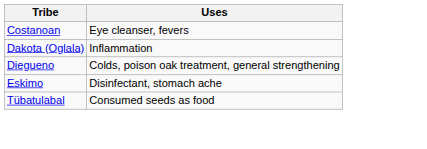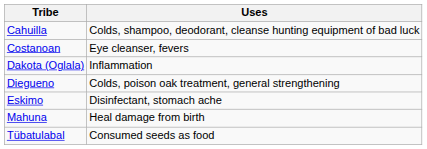+ row: (27, 30)
+ row: (27, 118)
